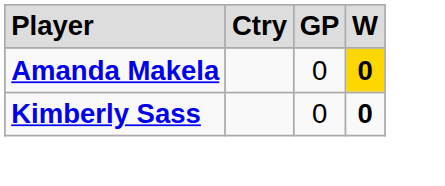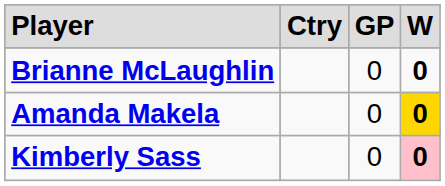+ row: (143, 69)
(365, 113) no background -> (420, 157) pink background
